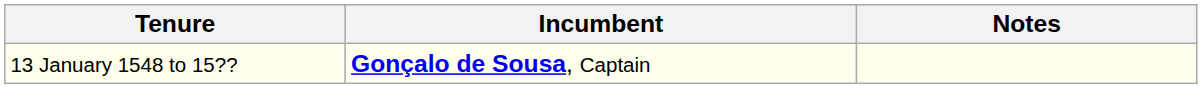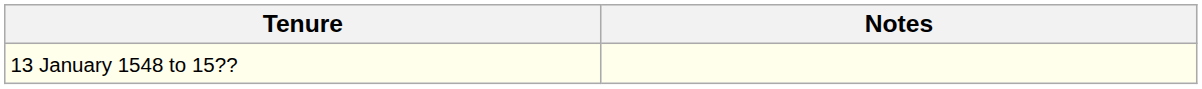- column: (601, 24)
